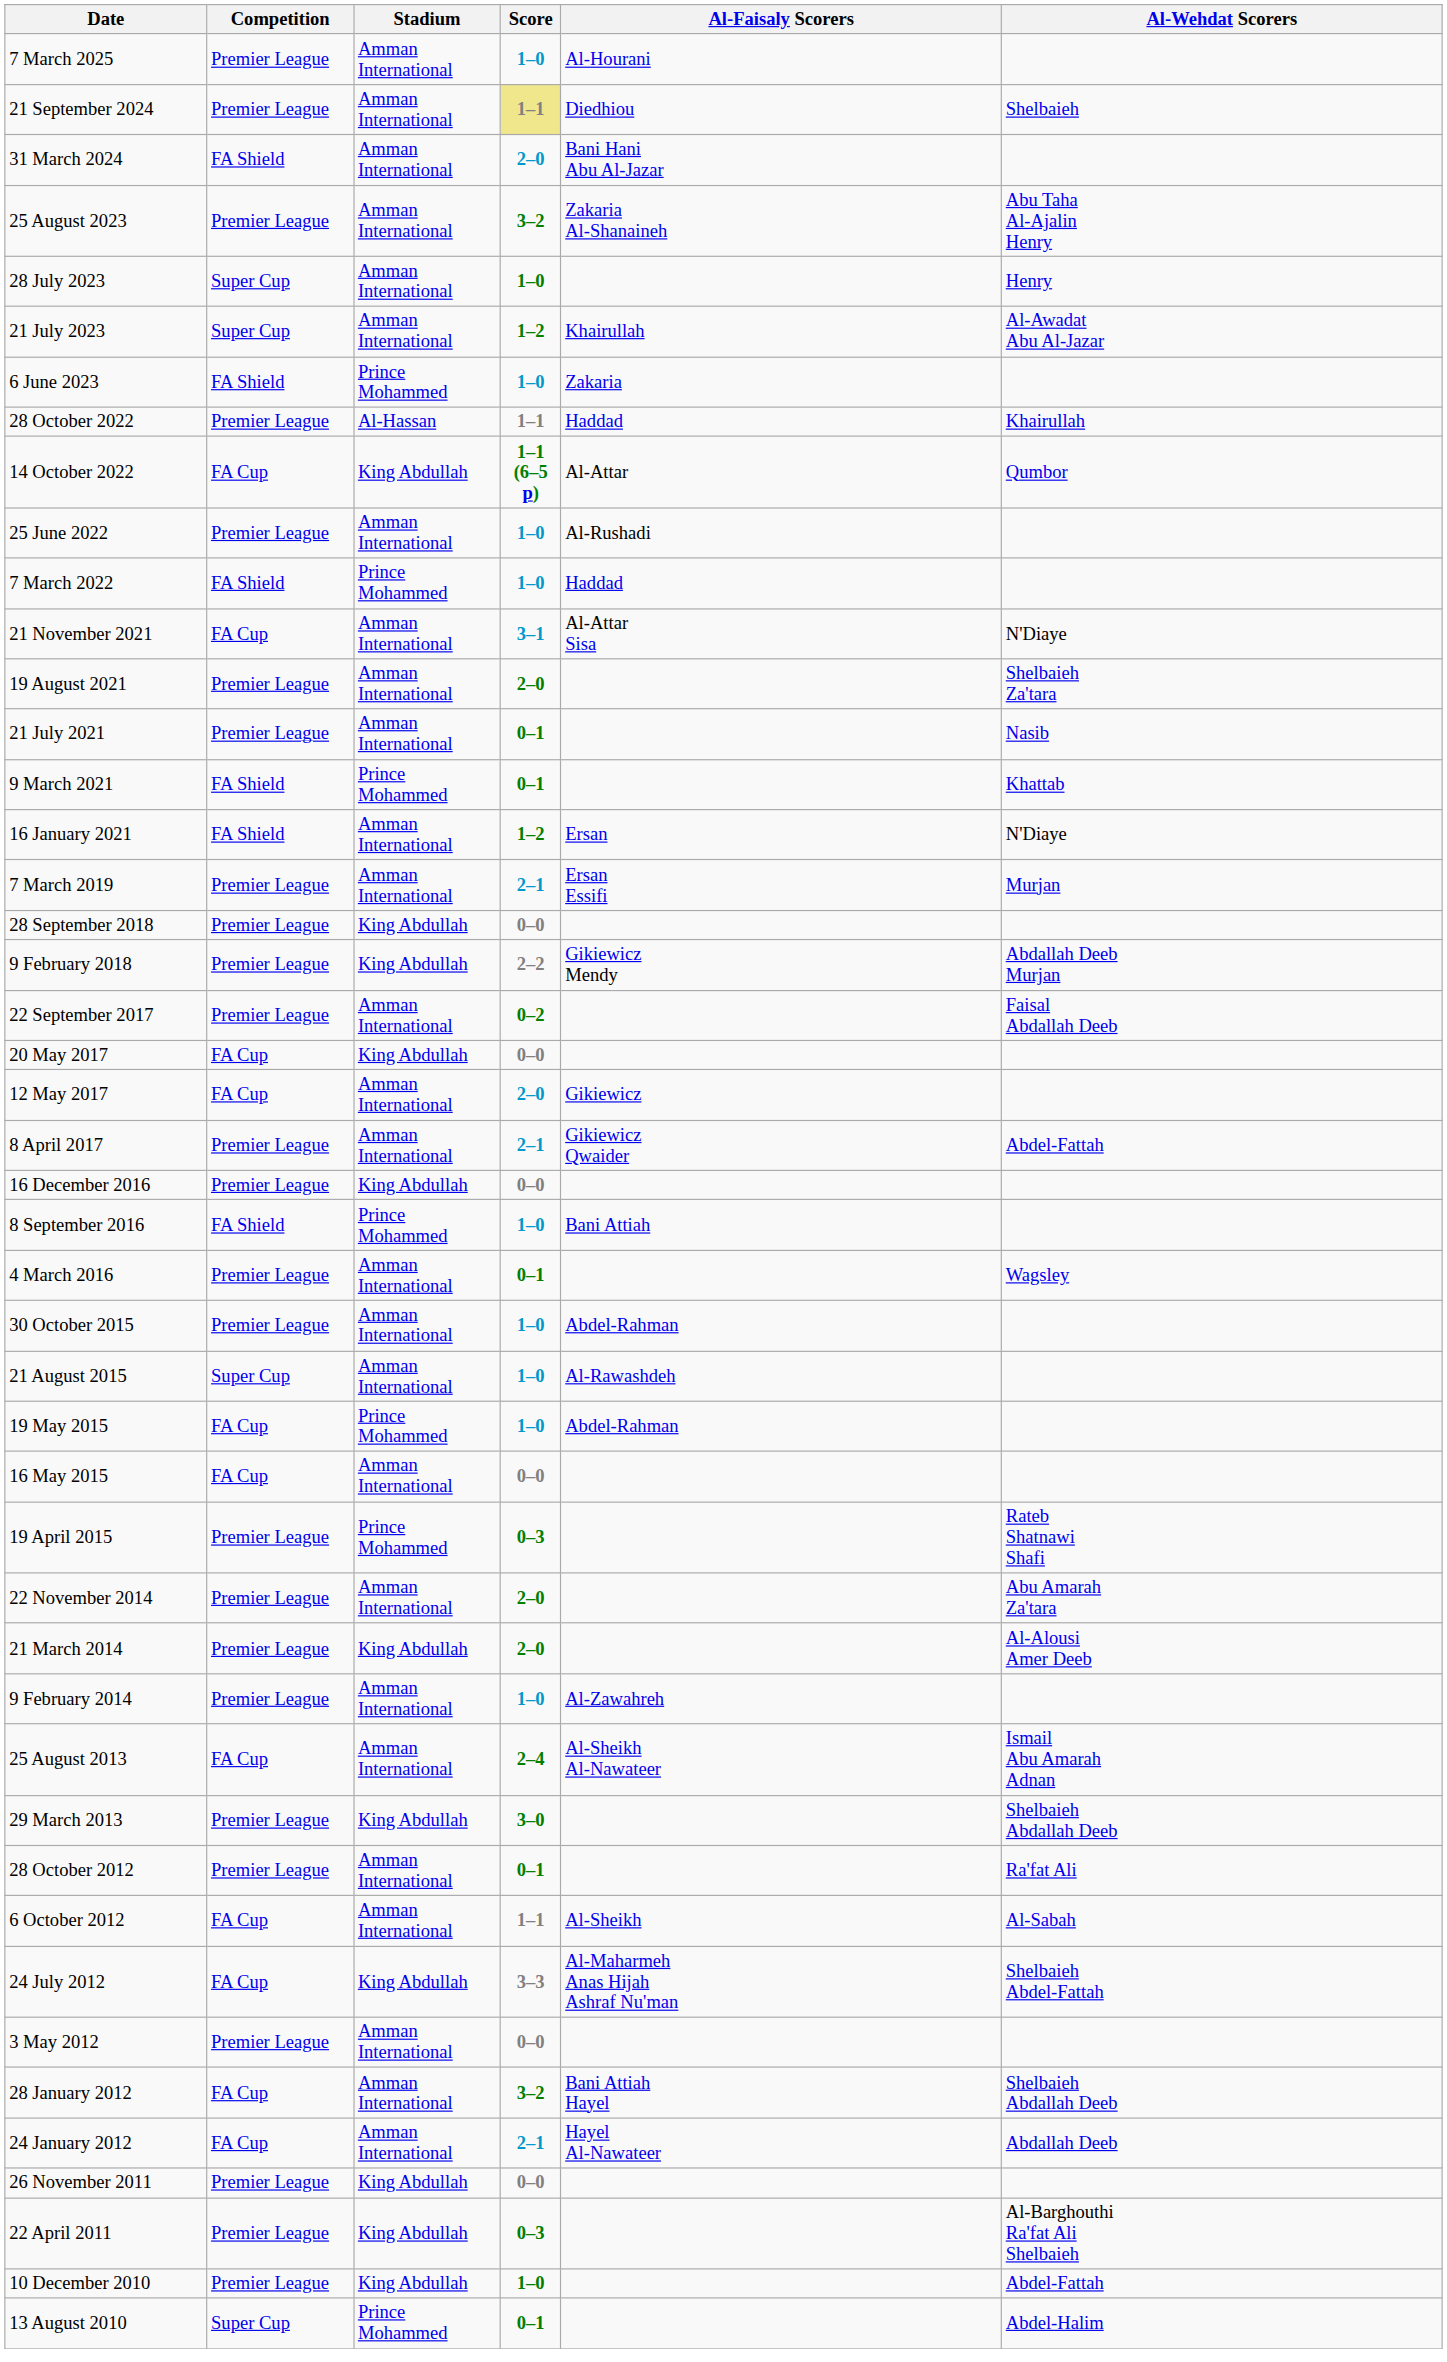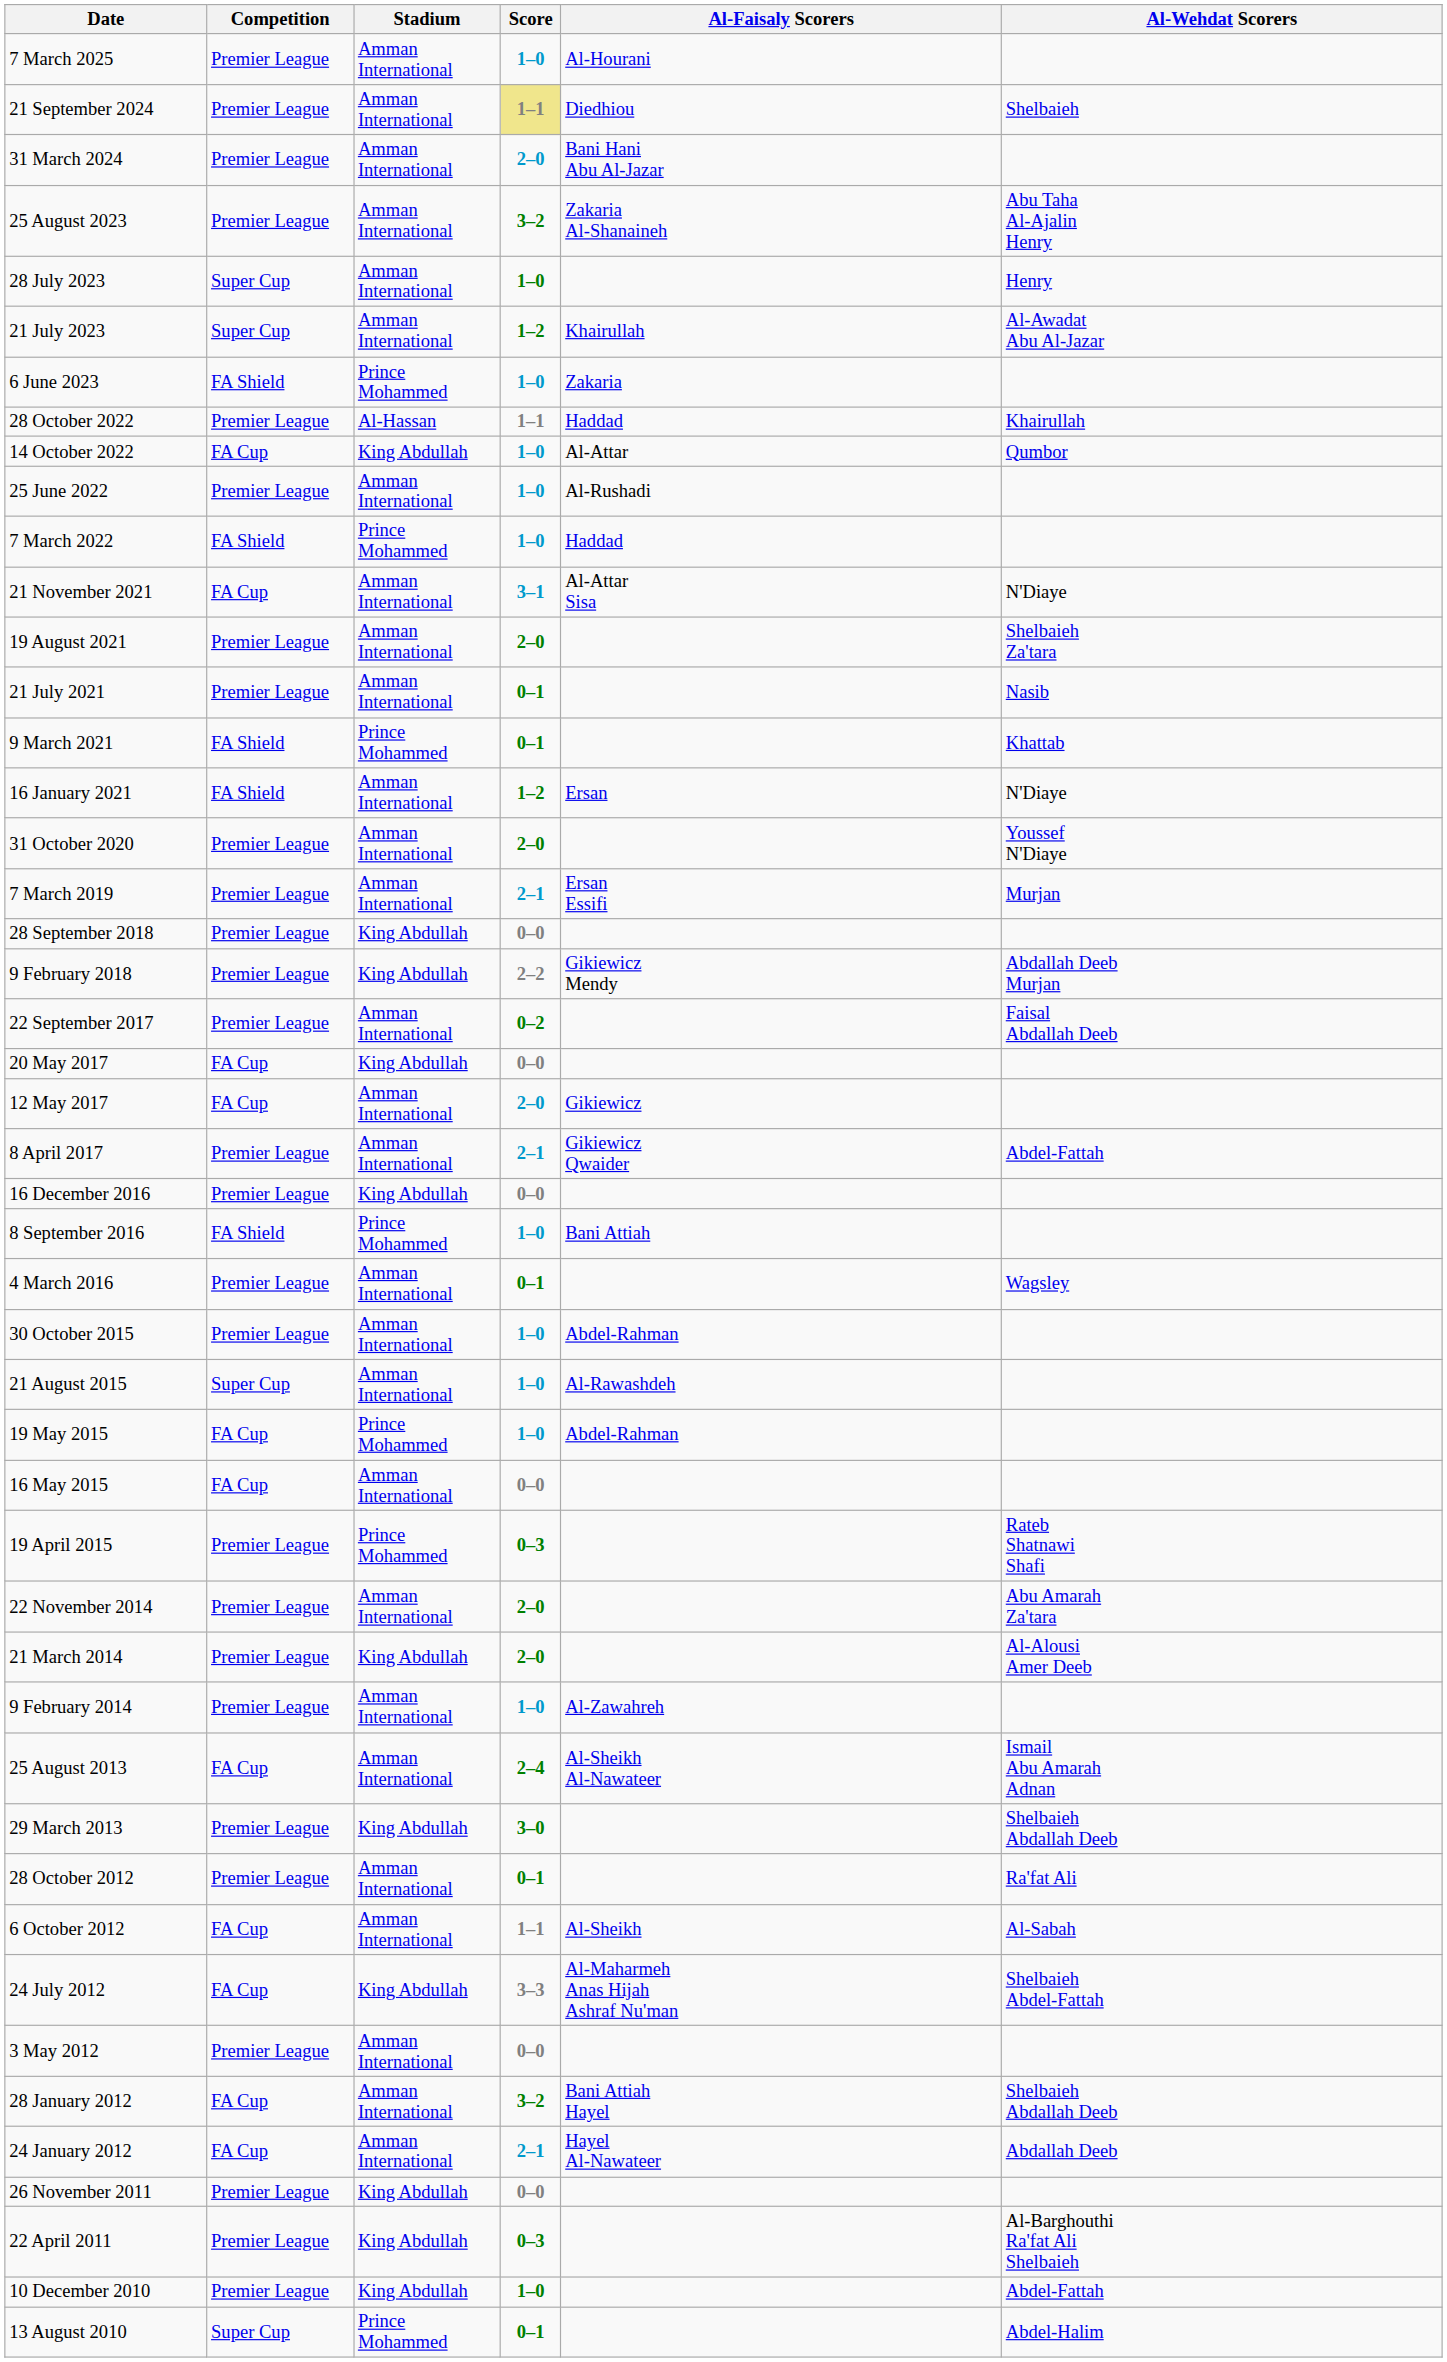(248, 159) FA Shield -> (270, 159) Premier League
(531, 472) 1–1 (6–5 p) -> (531, 451) 1–0
+ row: (72, 843)
